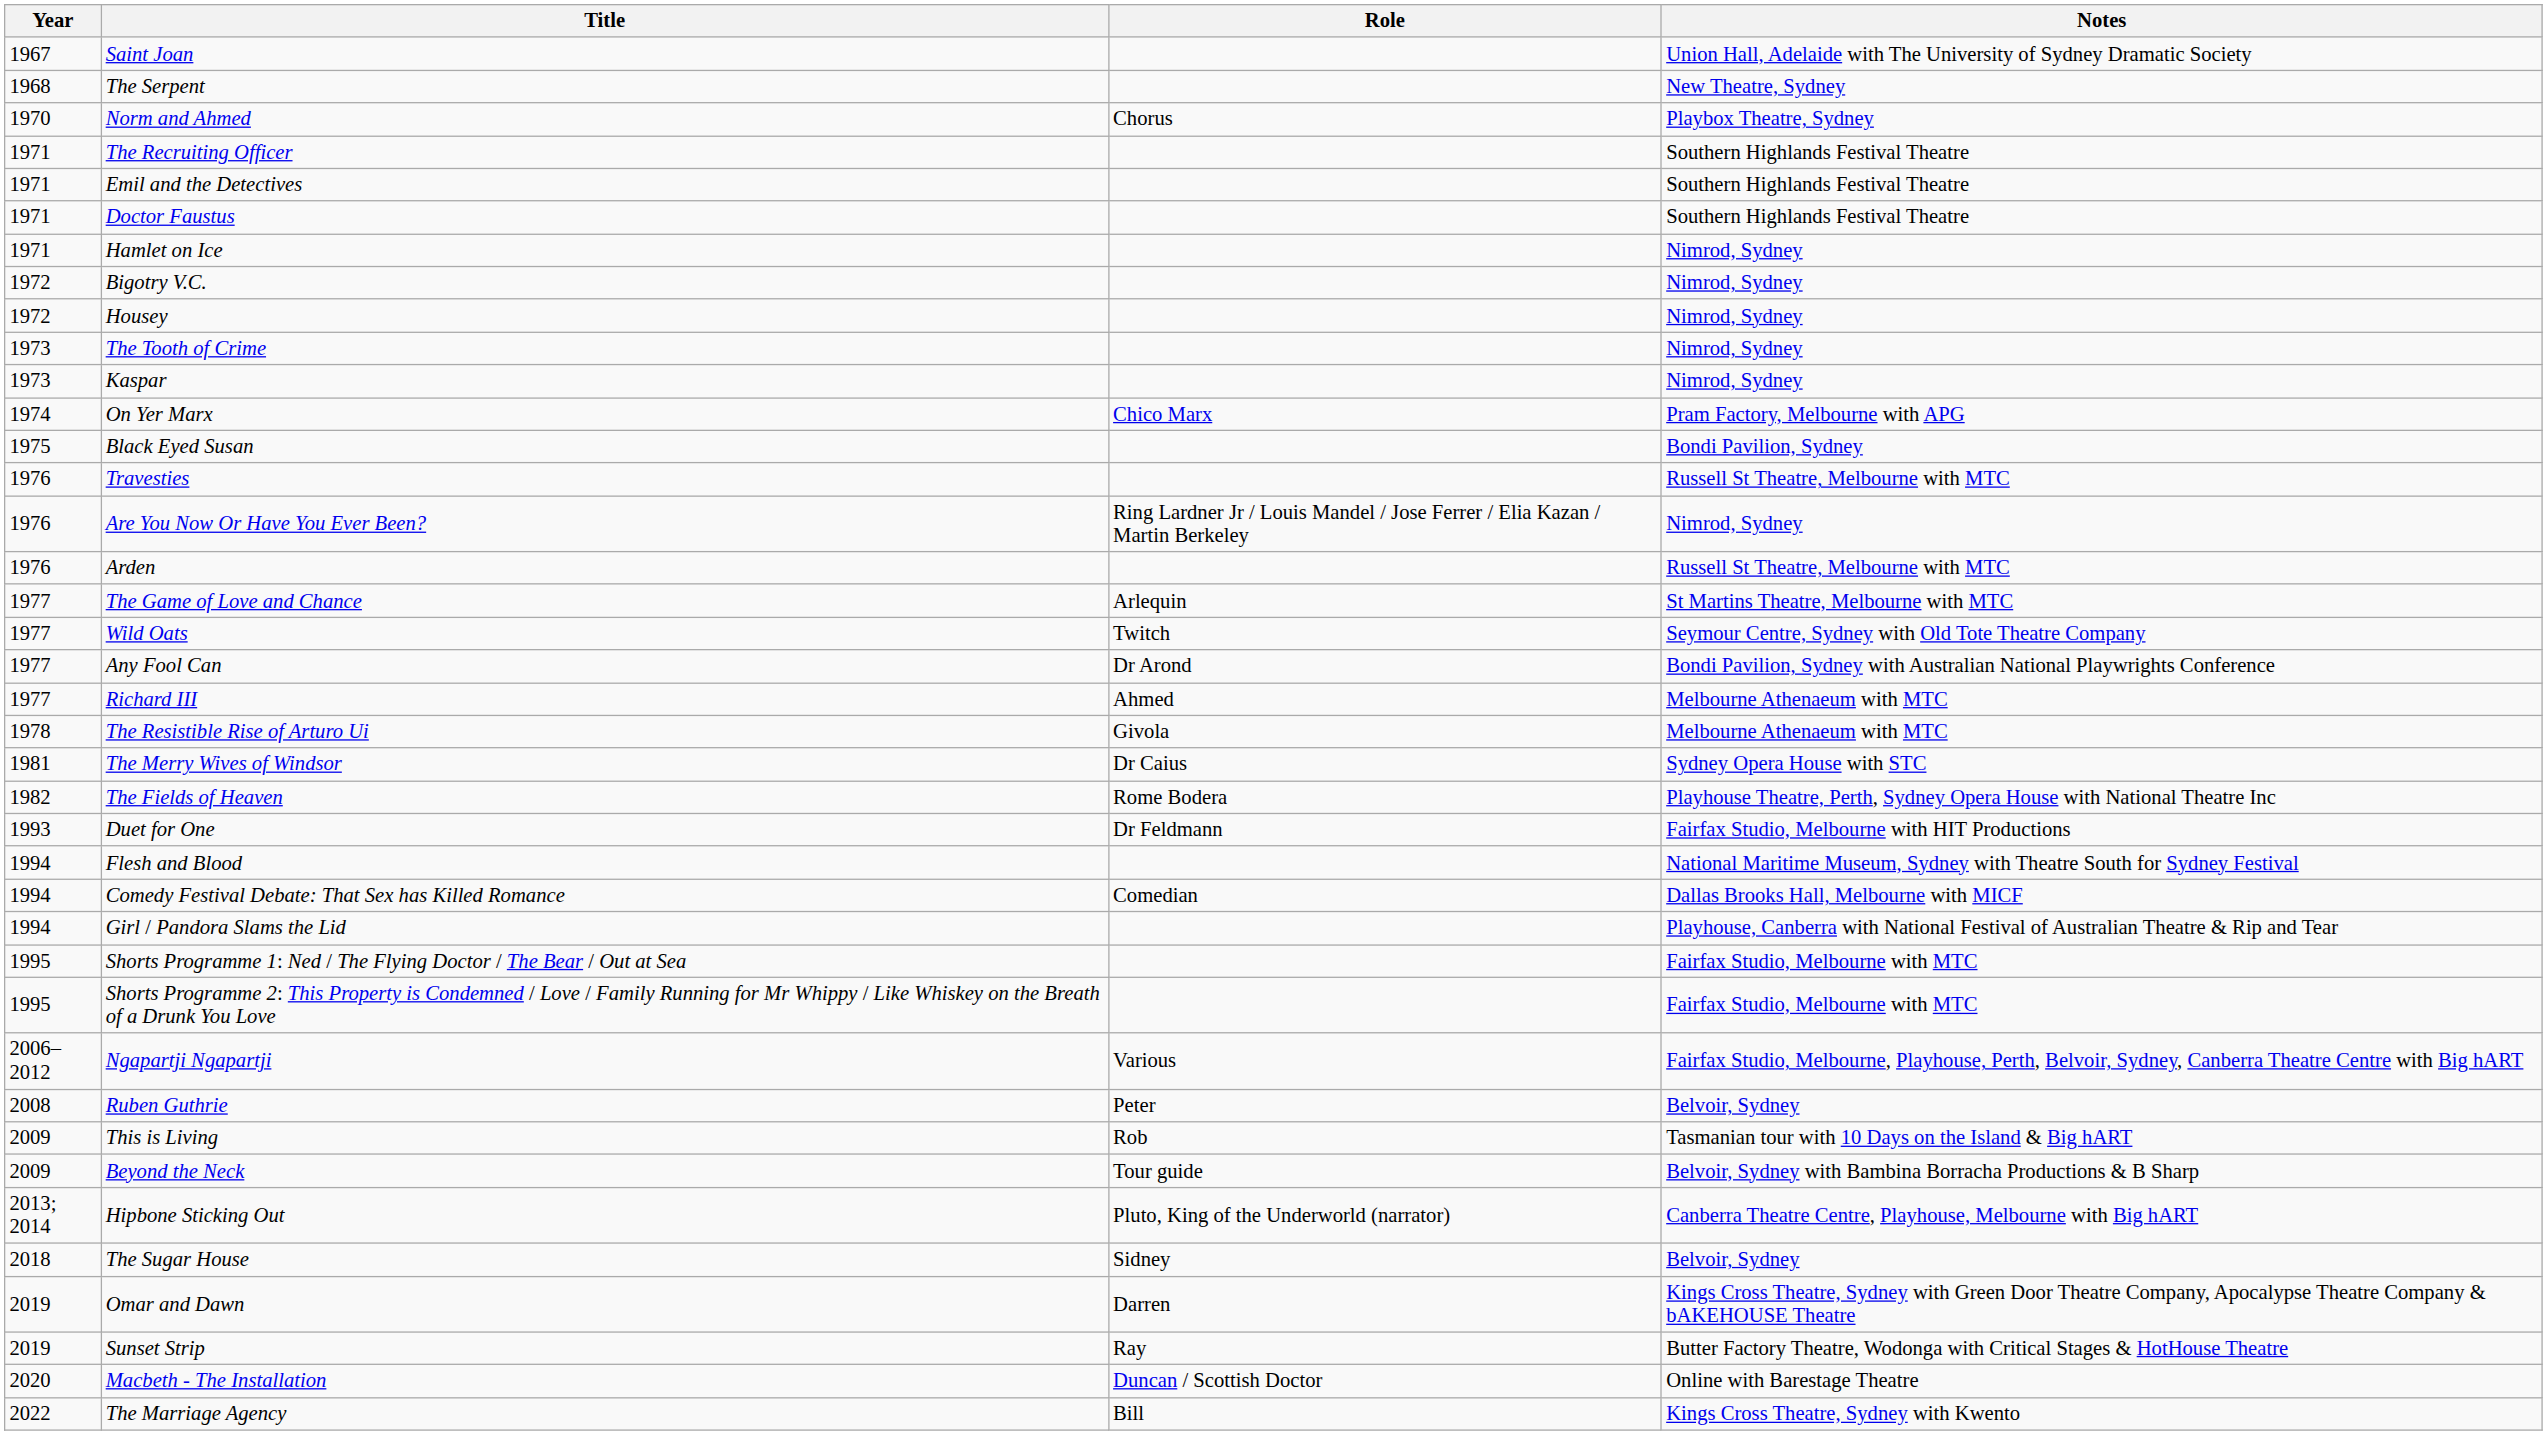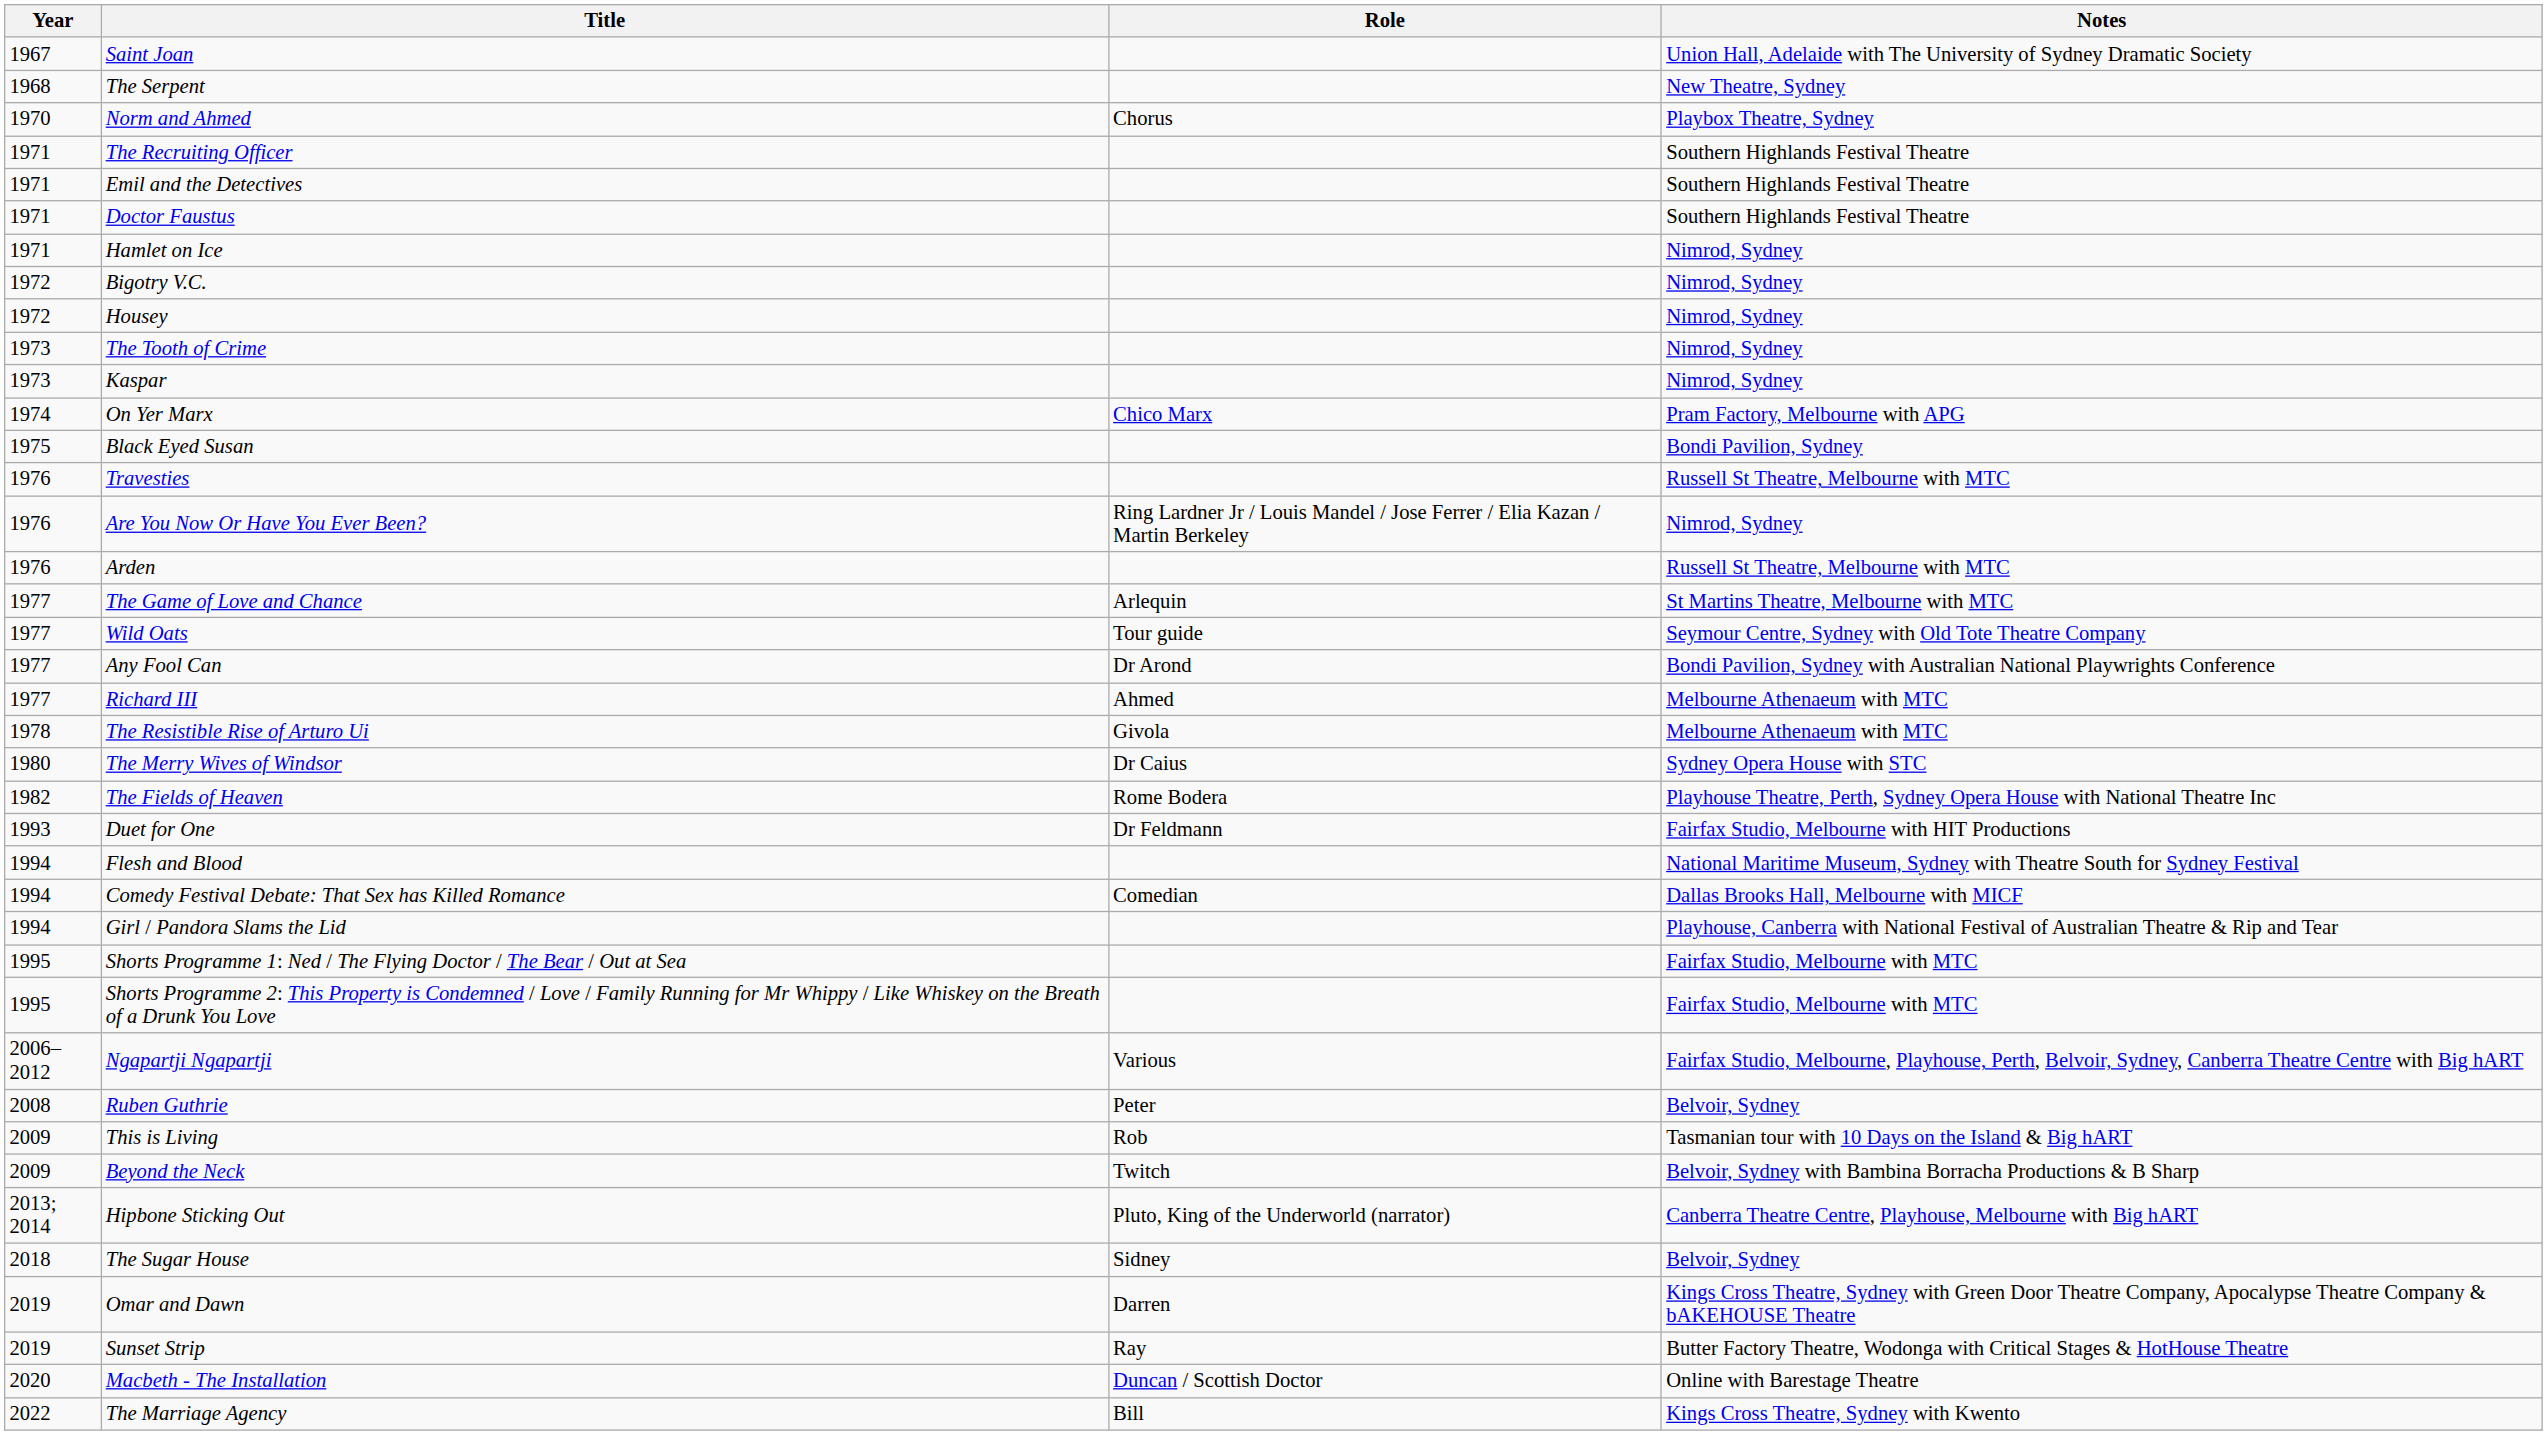(1142, 633) Twitch -> (1158, 633) Tour guide
(30, 764) 1981 -> (30, 764) 1980
(1158, 1170) Tour guide -> (1142, 1170) Twitch
